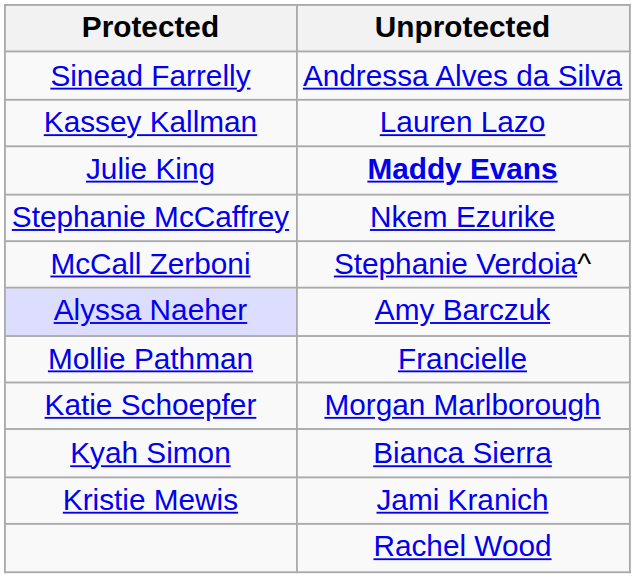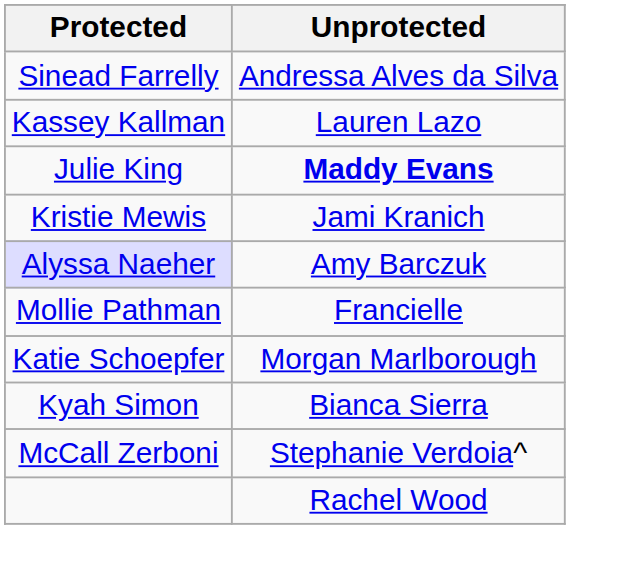- row: (150, 216)
rows swapped: (150, 500) <-> (150, 264)
